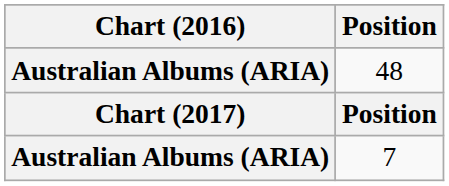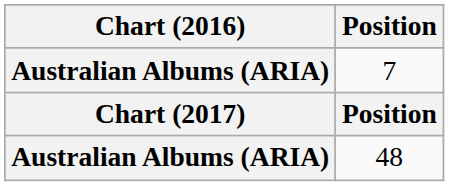rows swapped: (389, 157) <-> (389, 69)
